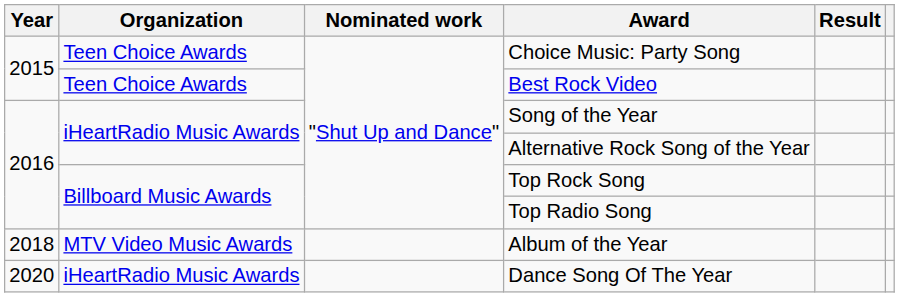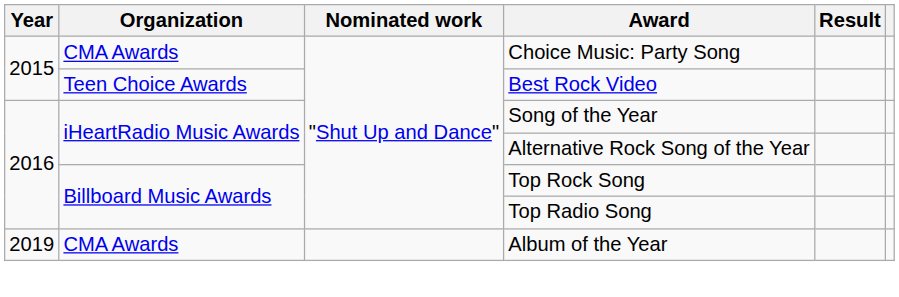(155, 52) Teen Choice Awards -> (121, 52) CMA Awards
(32, 244) 2018 -> (32, 244) 2019
(178, 244) MTV Video Music Awards -> (121, 244) CMA Awards
- row: (620, 276)
